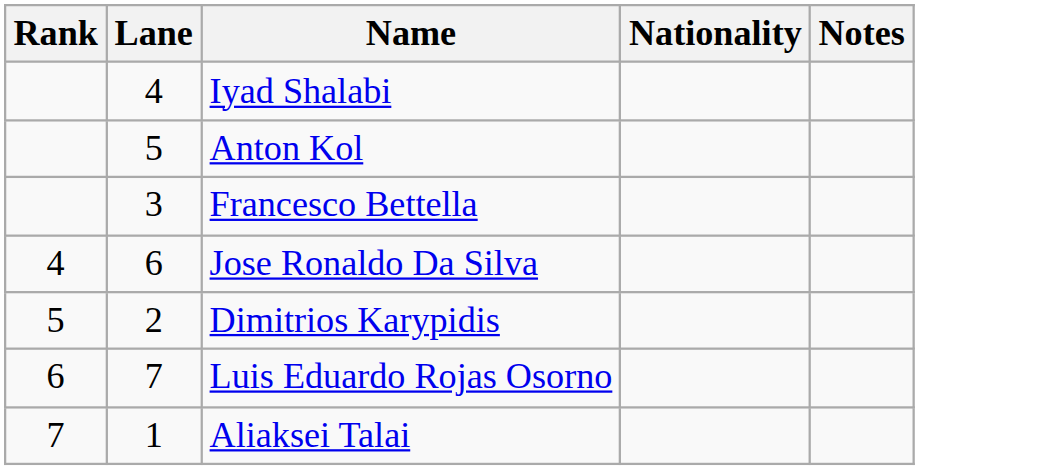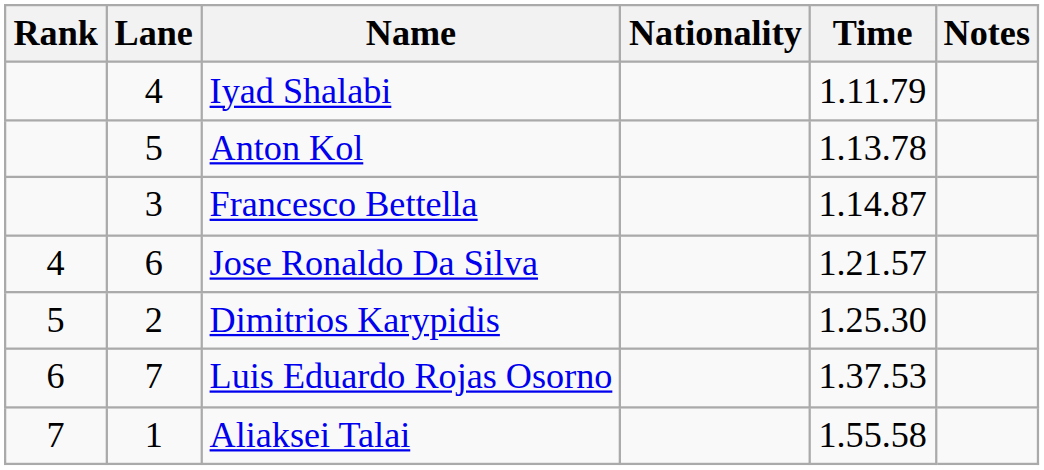+ column: (873, 33)
